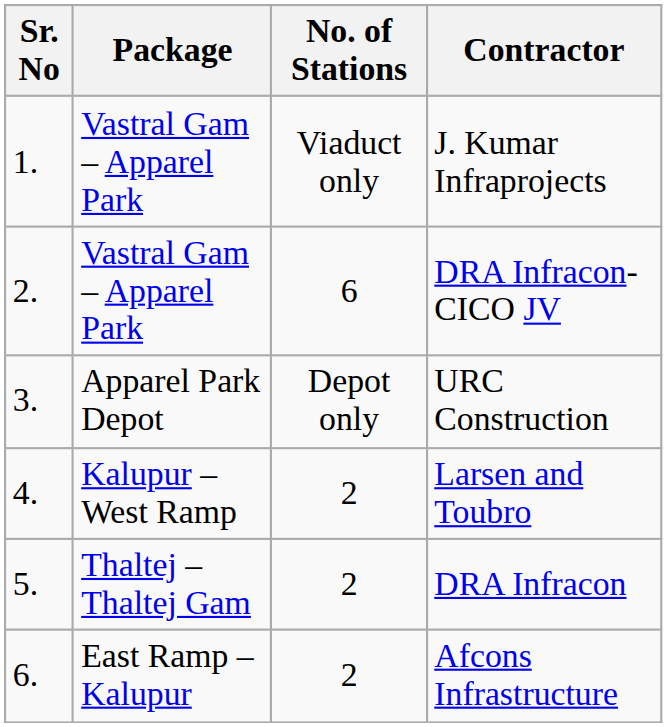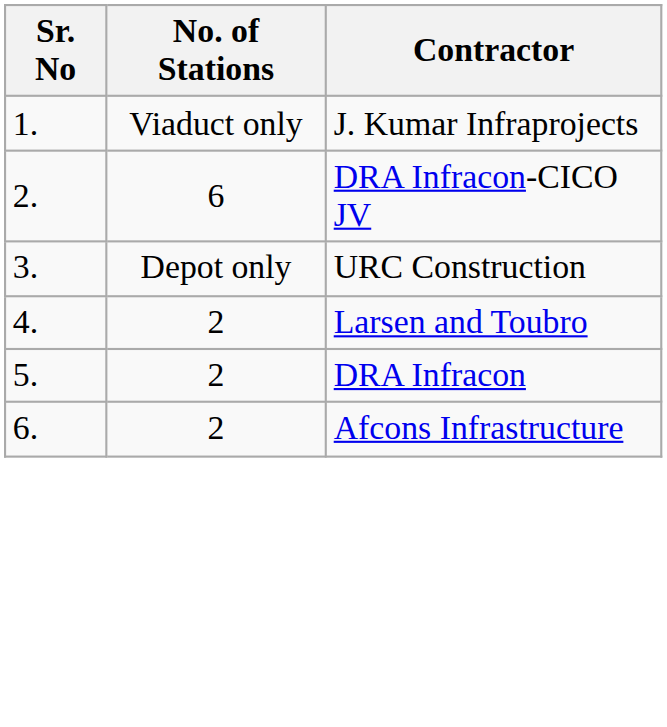- column: (173, 50)
